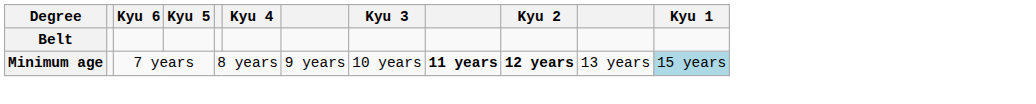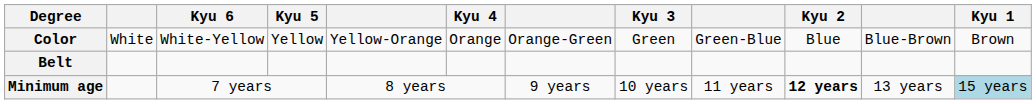+ row: (56, 40)
(463, 63) bold -> (738, 87) normal
